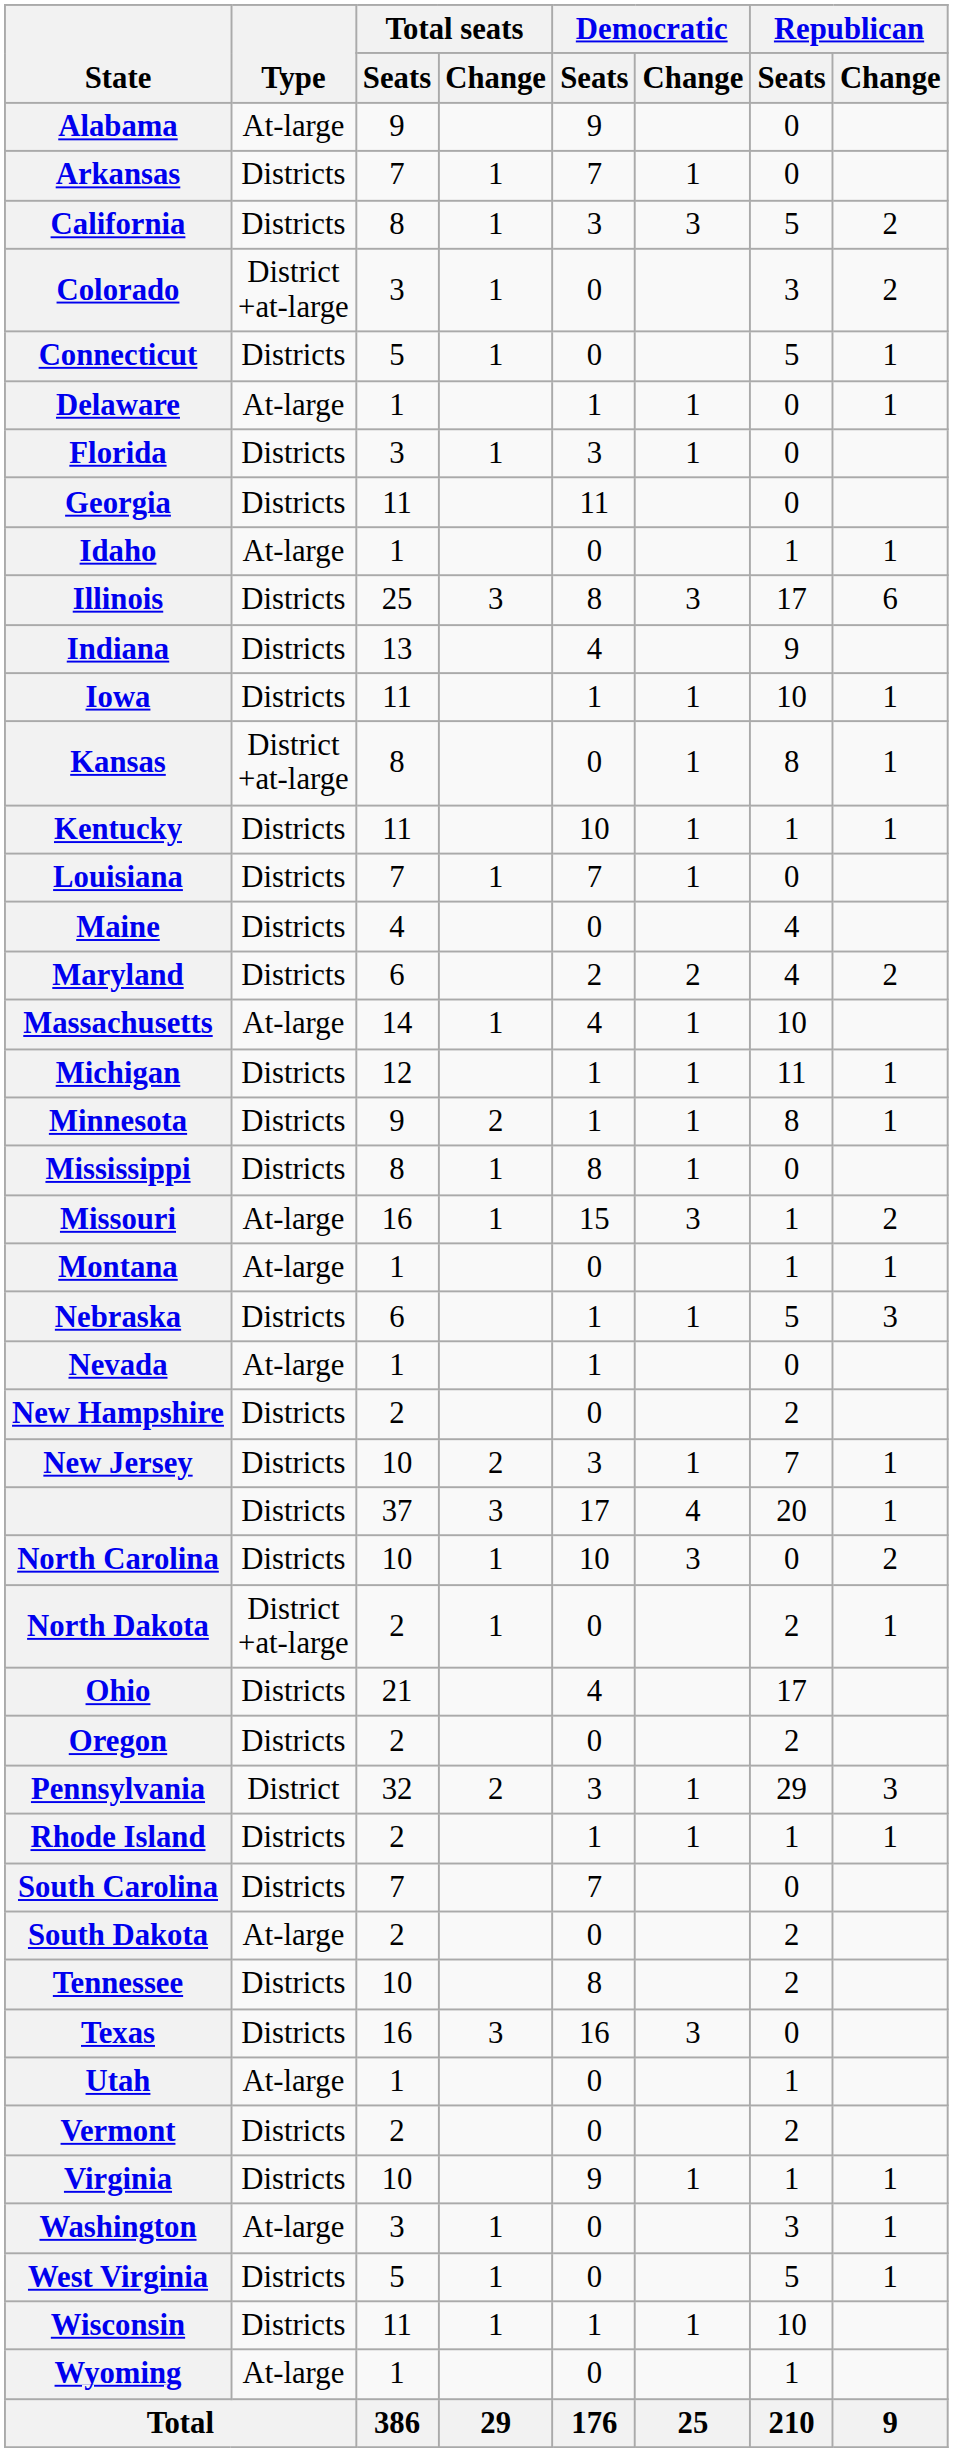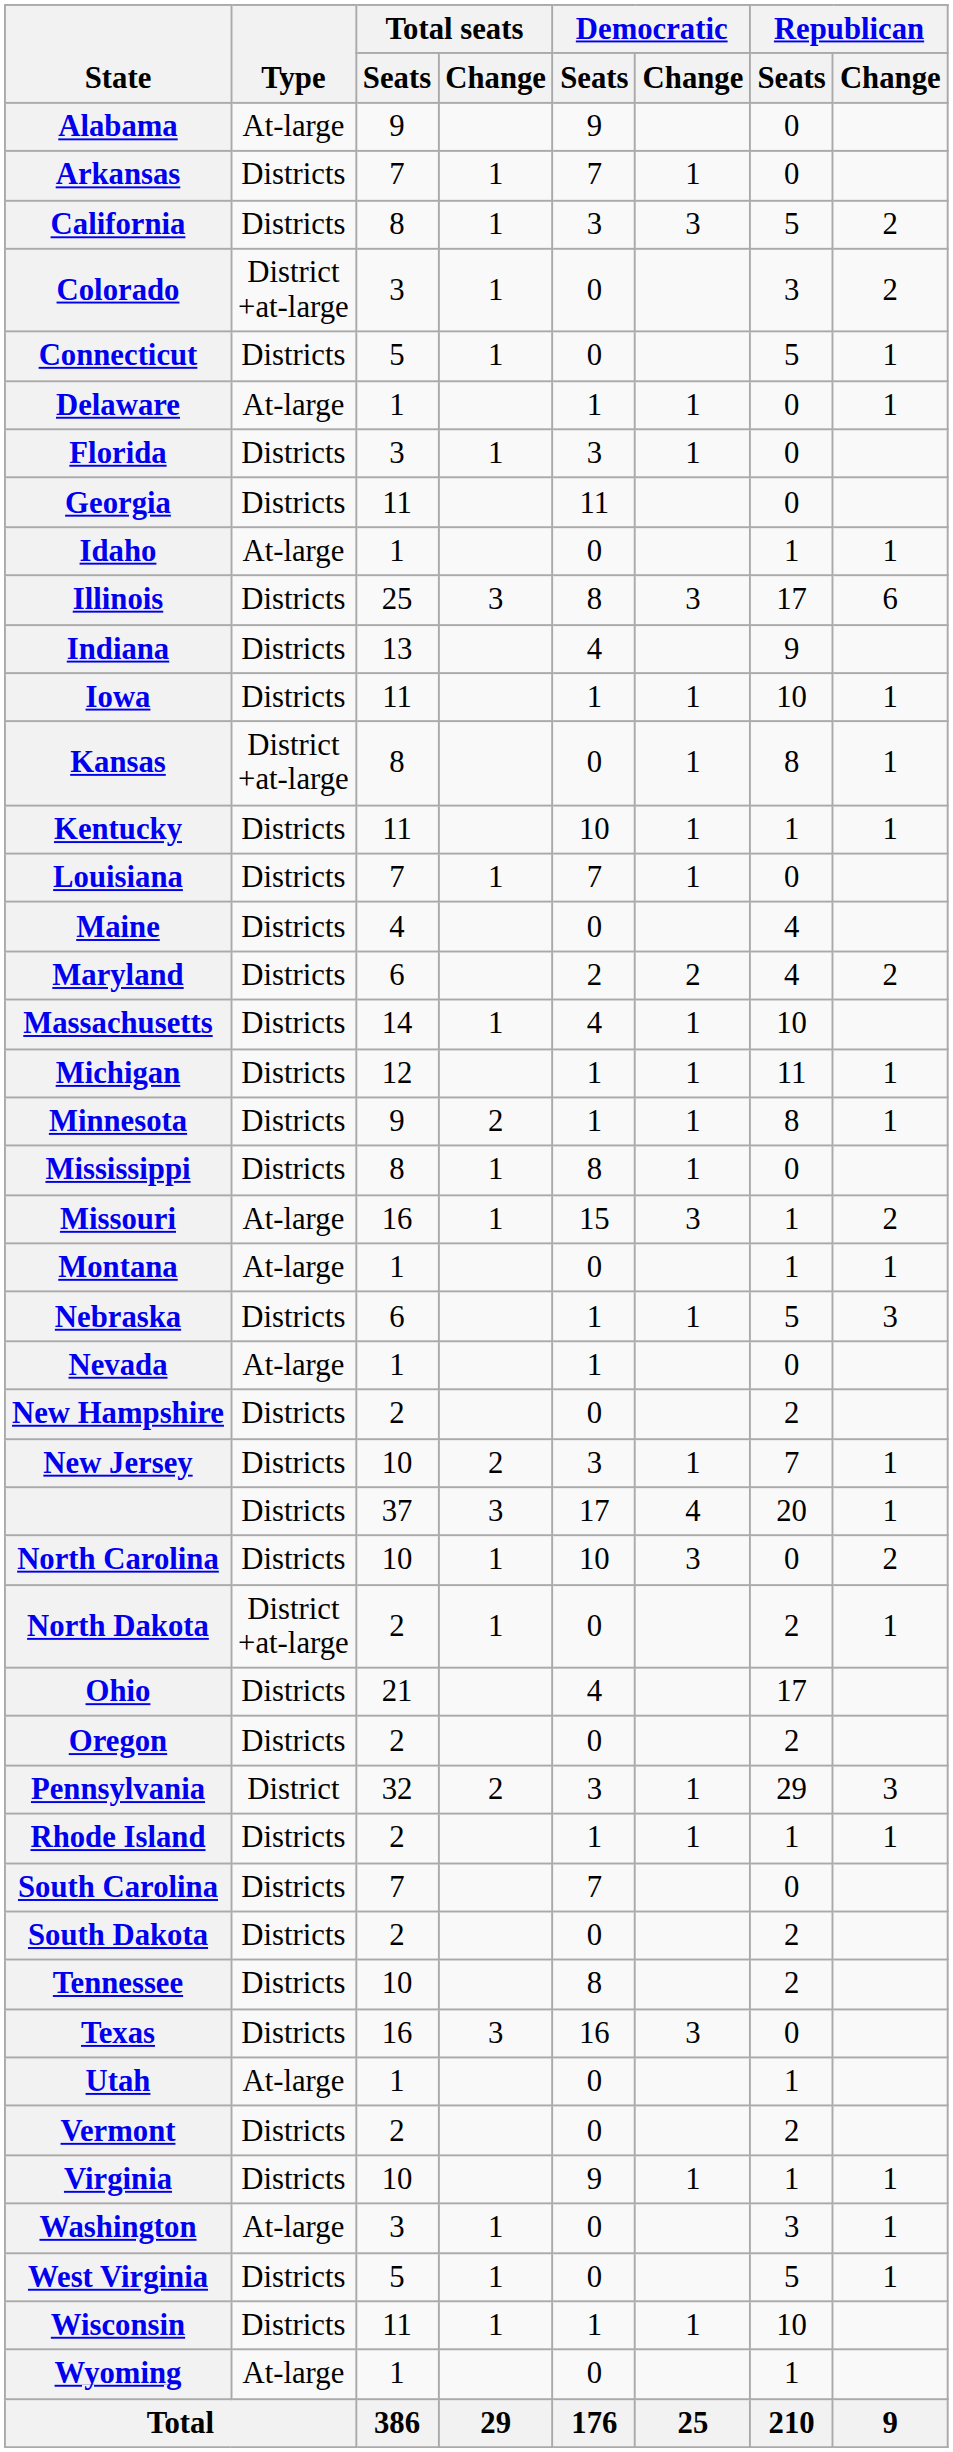(293, 1023) At-large -> (293, 1023) Districts
(293, 1935) At-large -> (293, 1935) Districts
